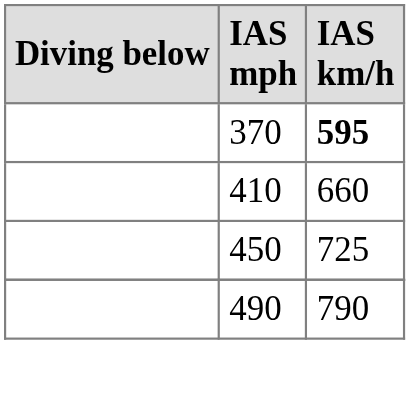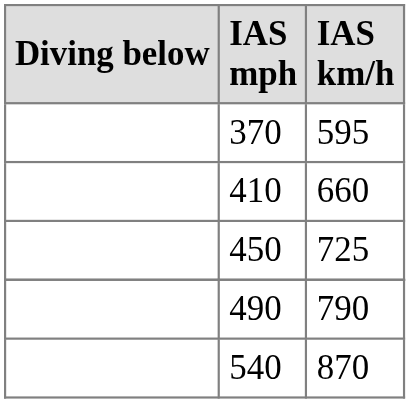(343, 132) bold -> (343, 132) normal
+ row: (255, 367)
